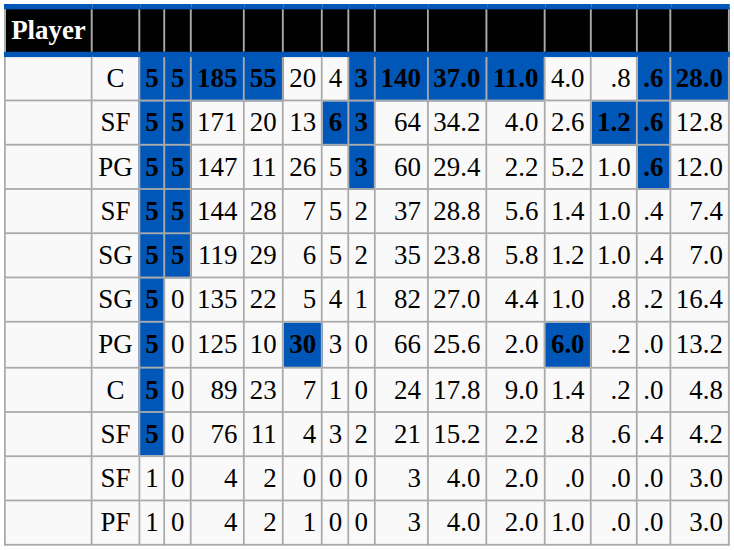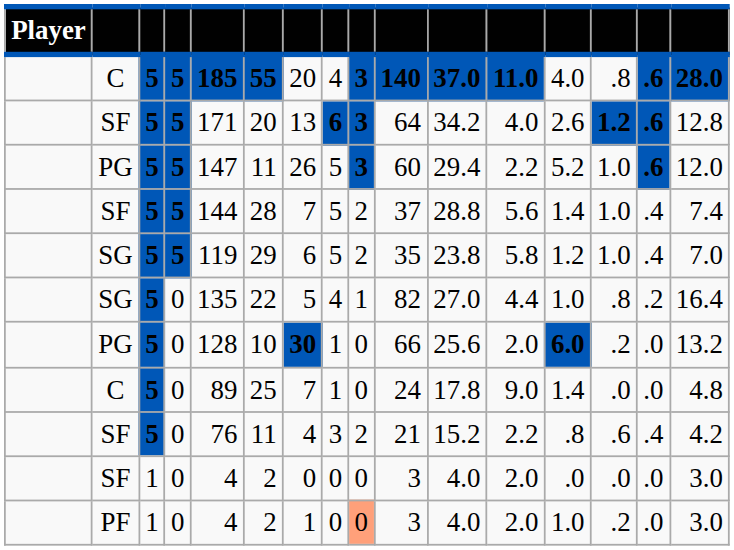(217, 344) 125 -> (217, 344) 128
(335, 344) 3 -> (335, 344) 1
(263, 388) 23 -> (263, 388) 25
(621, 388) .2 -> (621, 388) .0
(361, 521) no background -> (361, 521) lightsalmon background
(621, 521) .0 -> (621, 521) .2
